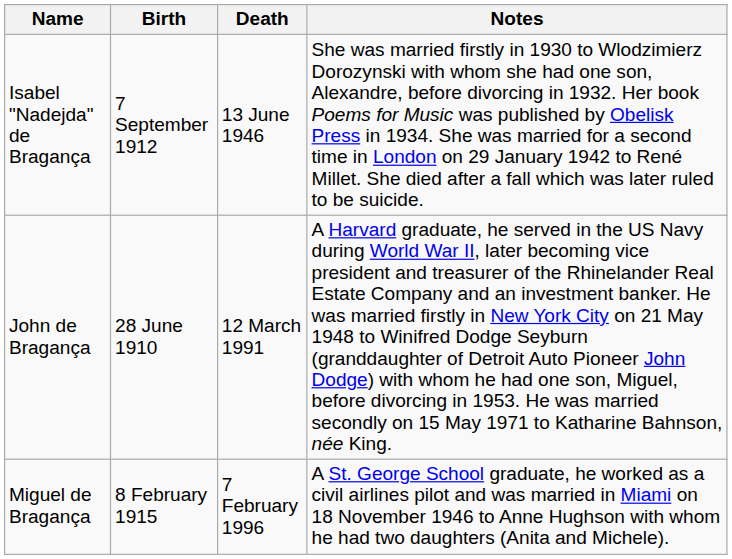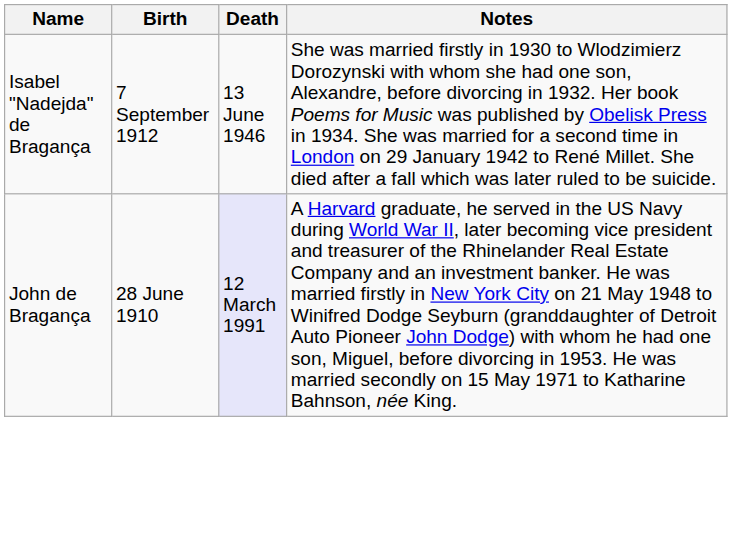(261, 337) no background -> (250, 304) lavender background
- row: (50, 506)
